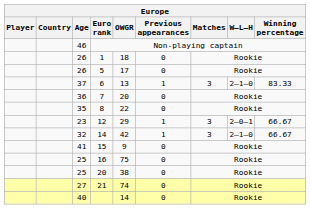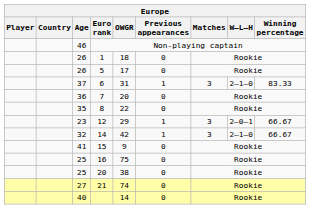(124, 83) 13 -> (124, 83) 31
